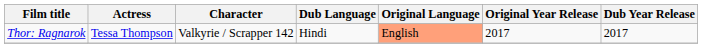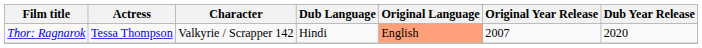(497, 33) 2017 -> (497, 33) 2007
(616, 33) 2017 -> (616, 33) 2020
